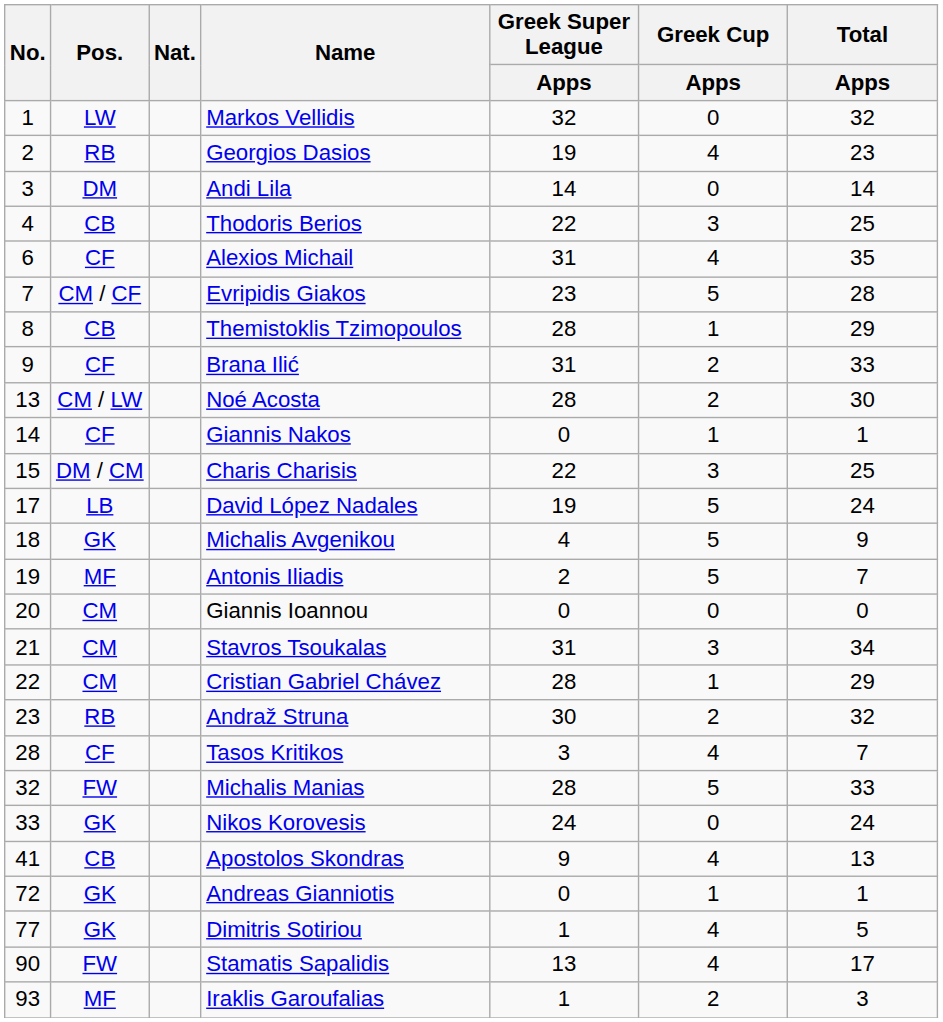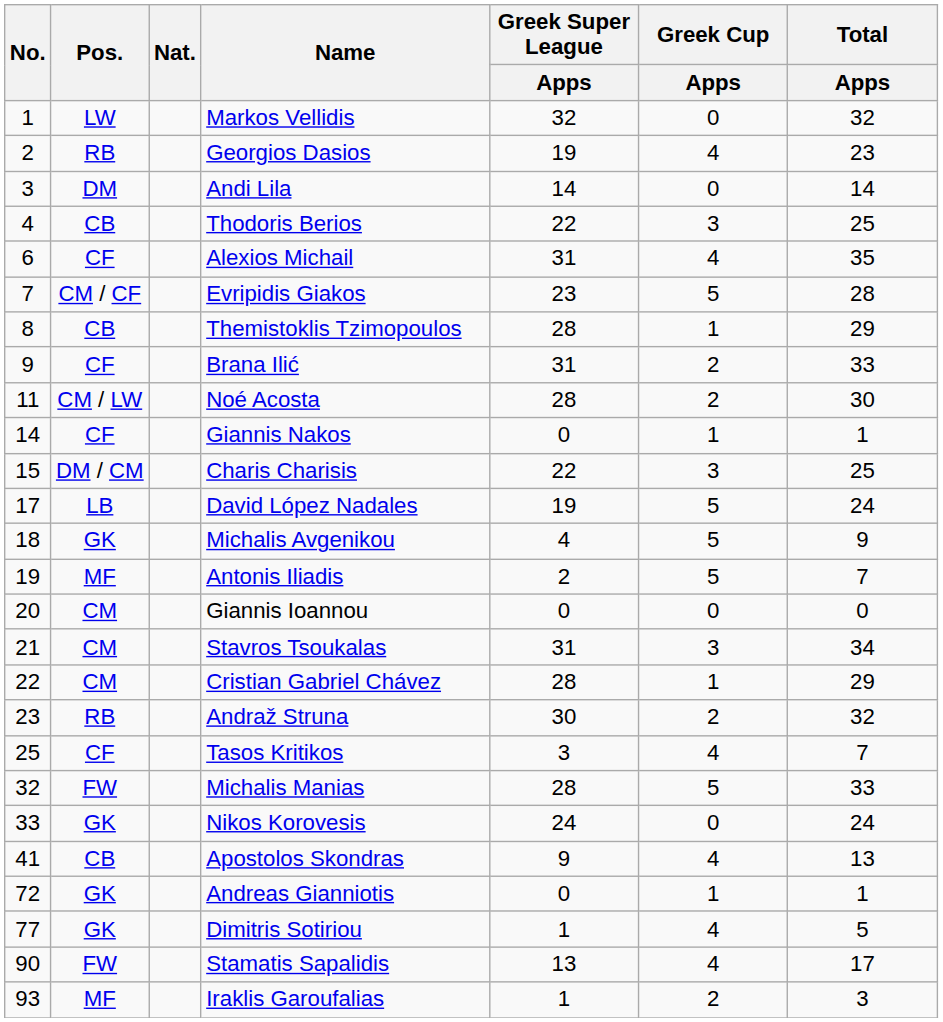(28, 399) 13 -> (28, 399) 11
(28, 752) 28 -> (28, 752) 25
